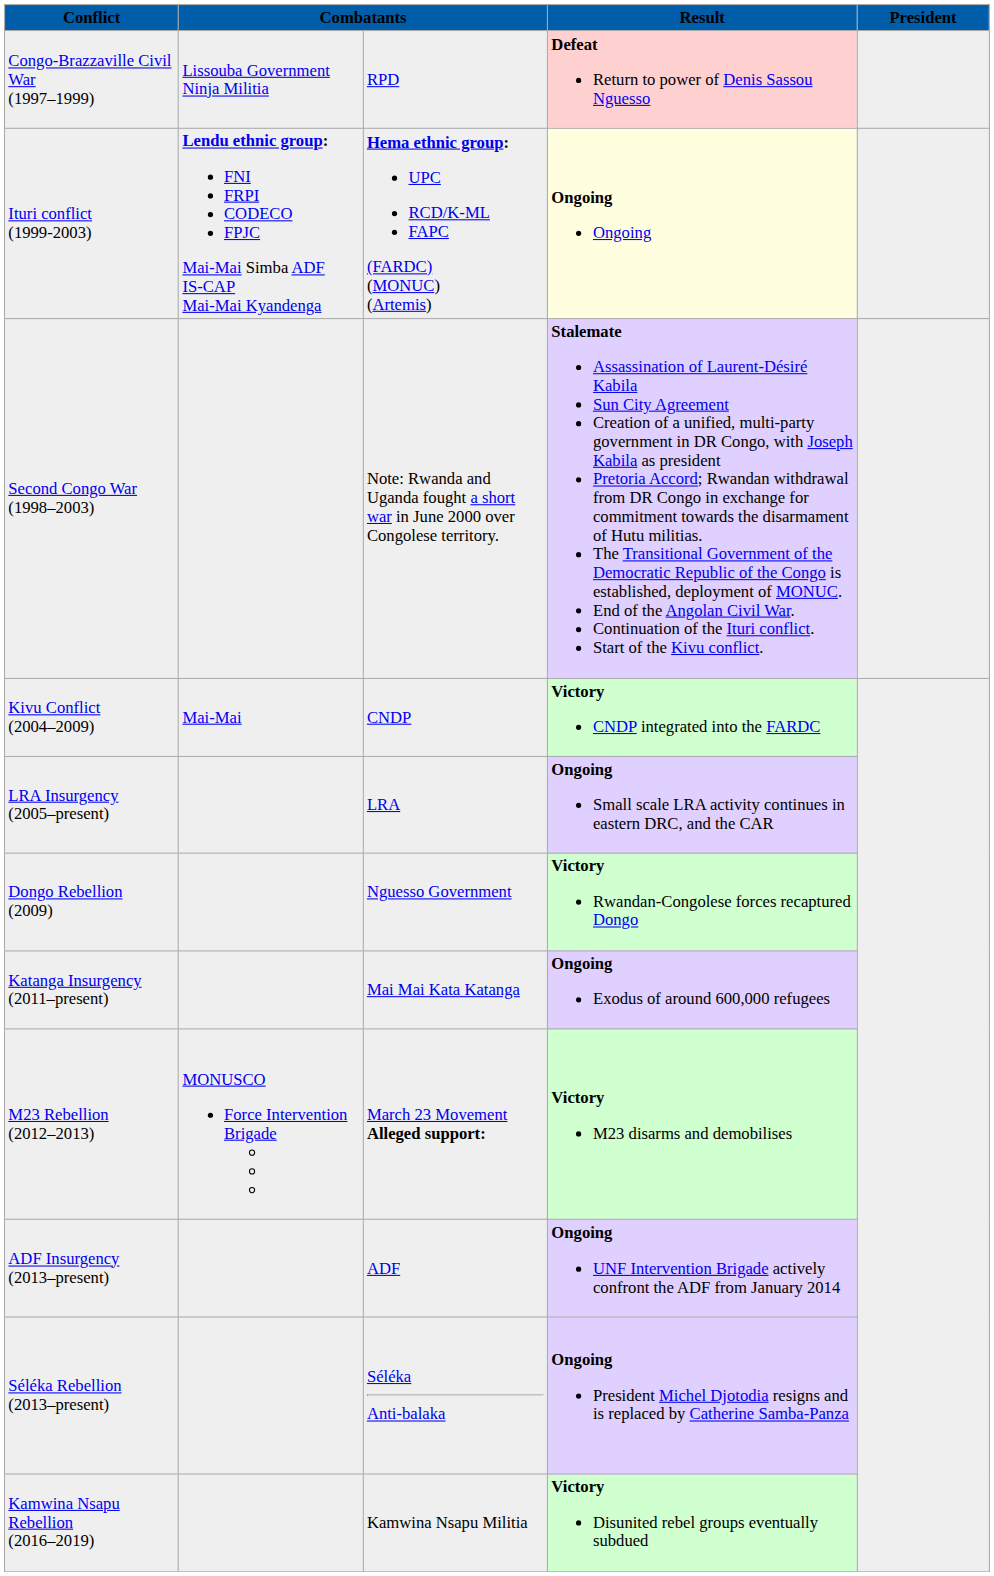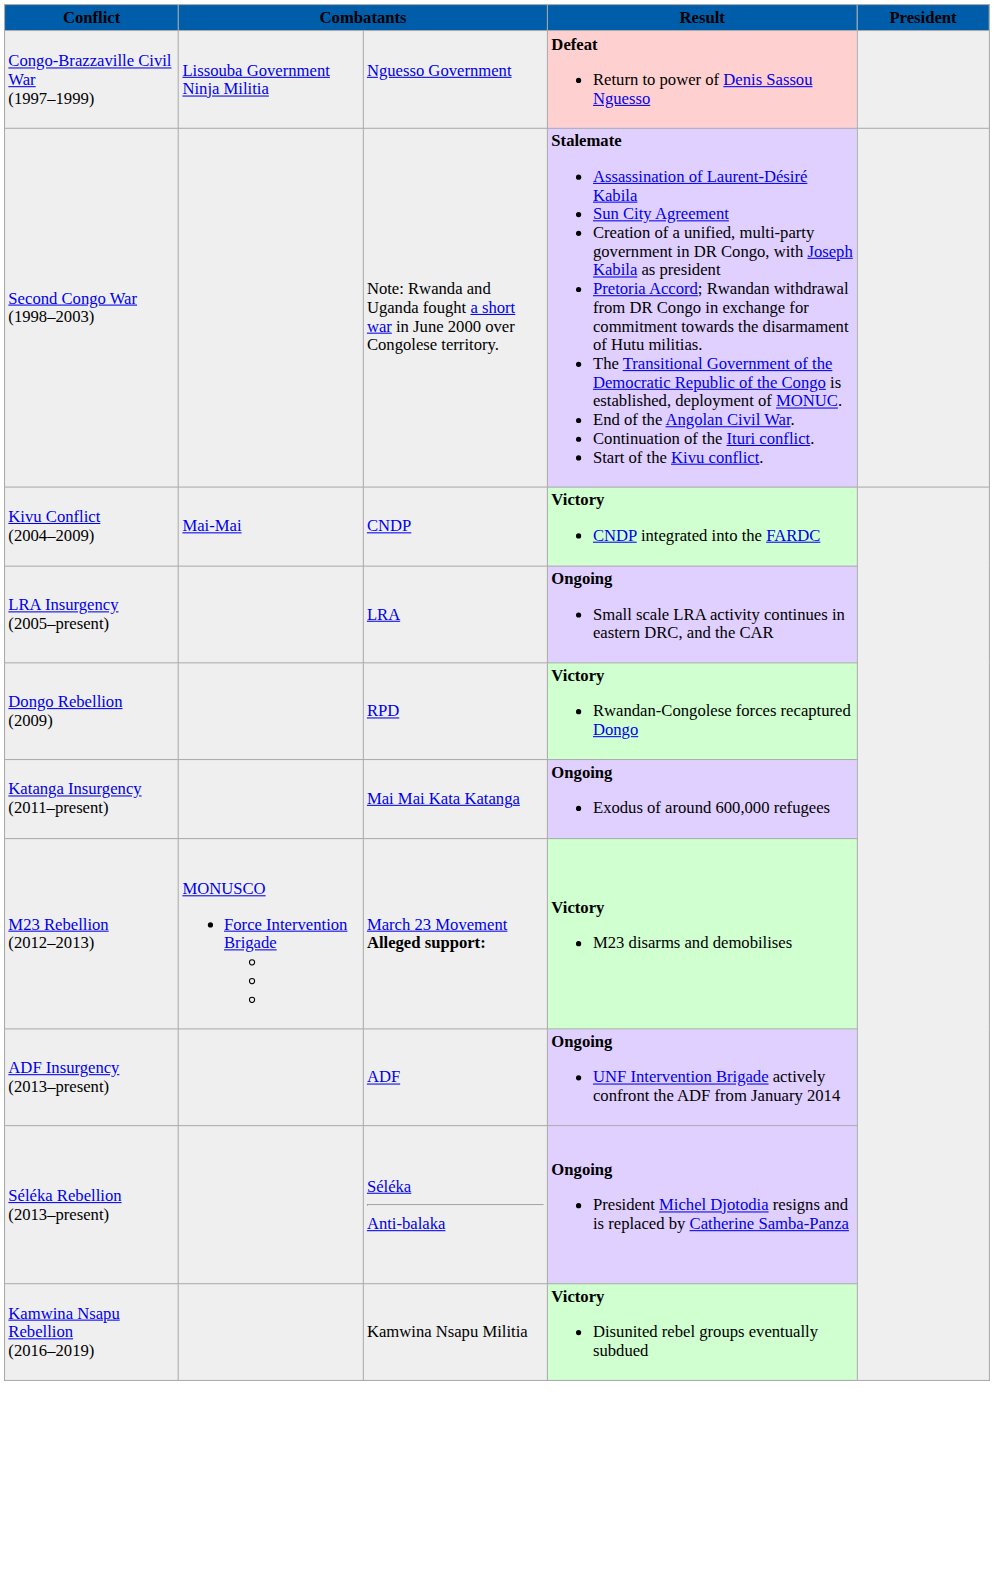(383, 79) RPD -> (439, 70) Nguesso Government
- row: (50, 223)
(439, 892) Nguesso Government -> (383, 711) RPD
